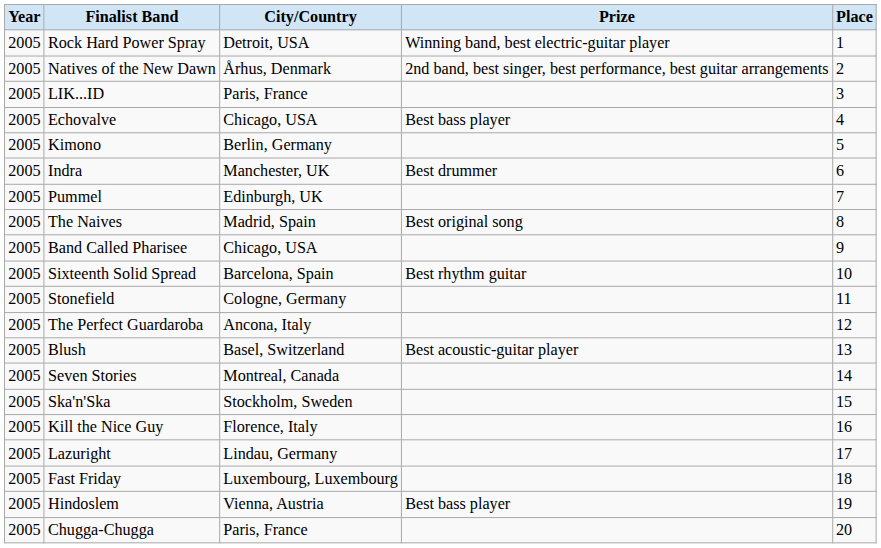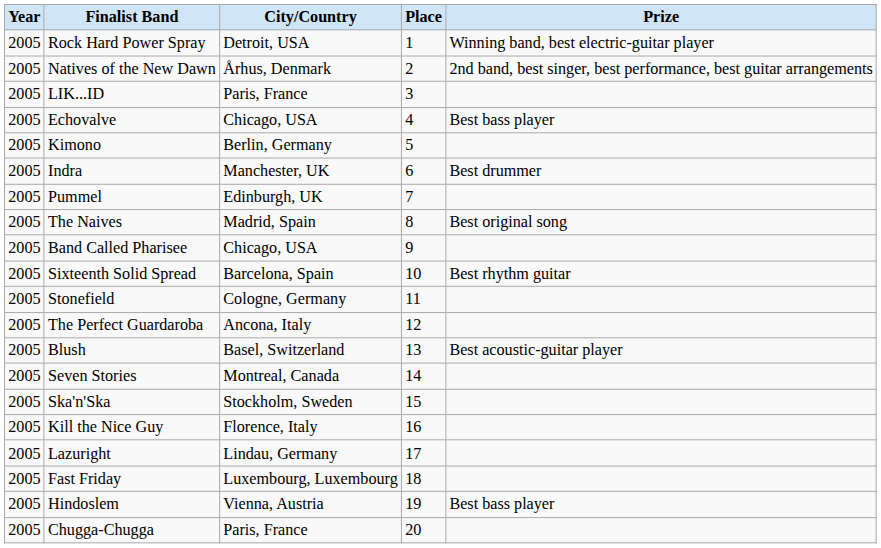columns swapped: (854, 17) <-> (617, 17)
